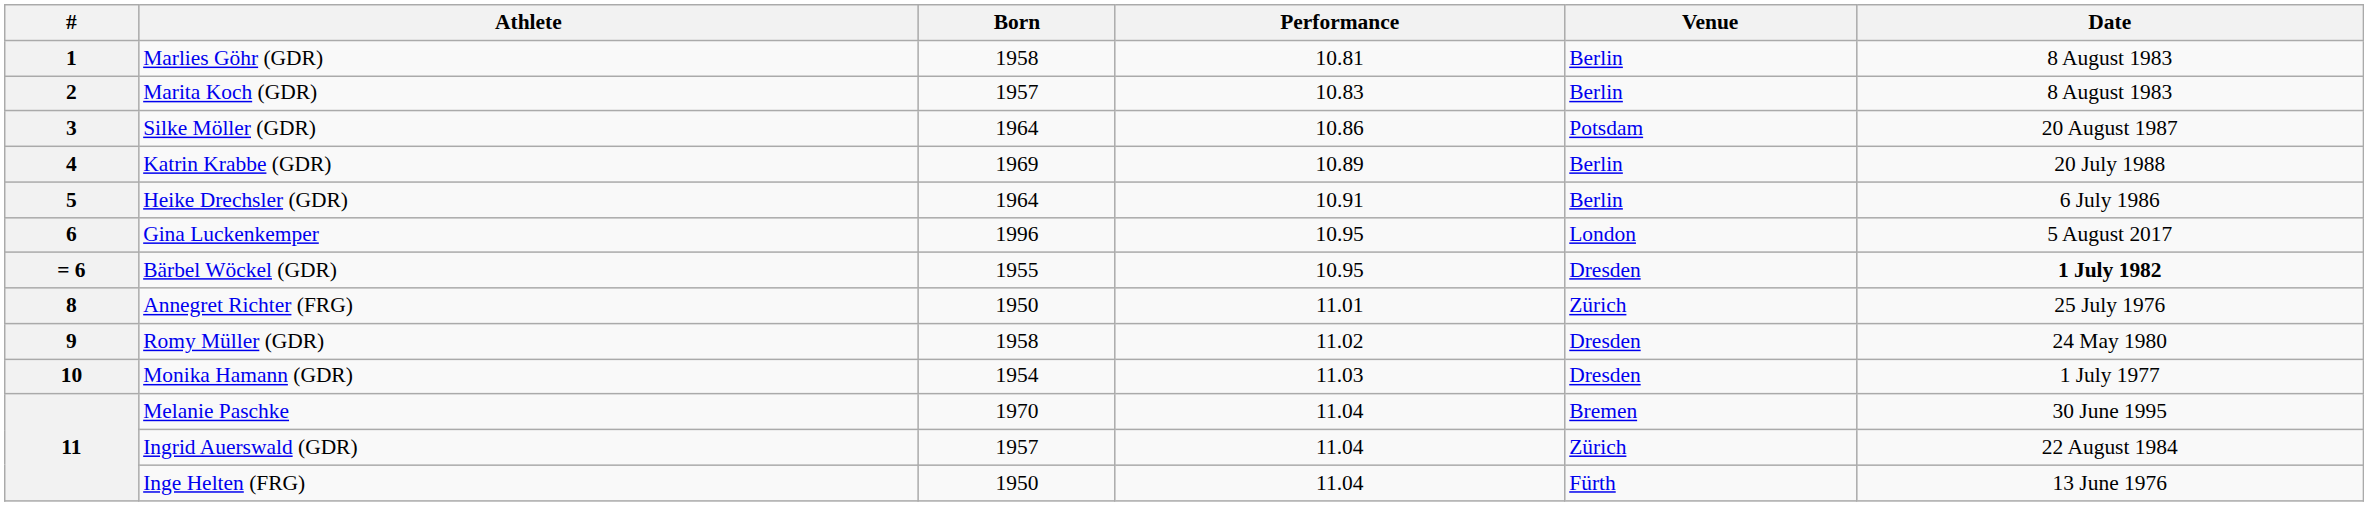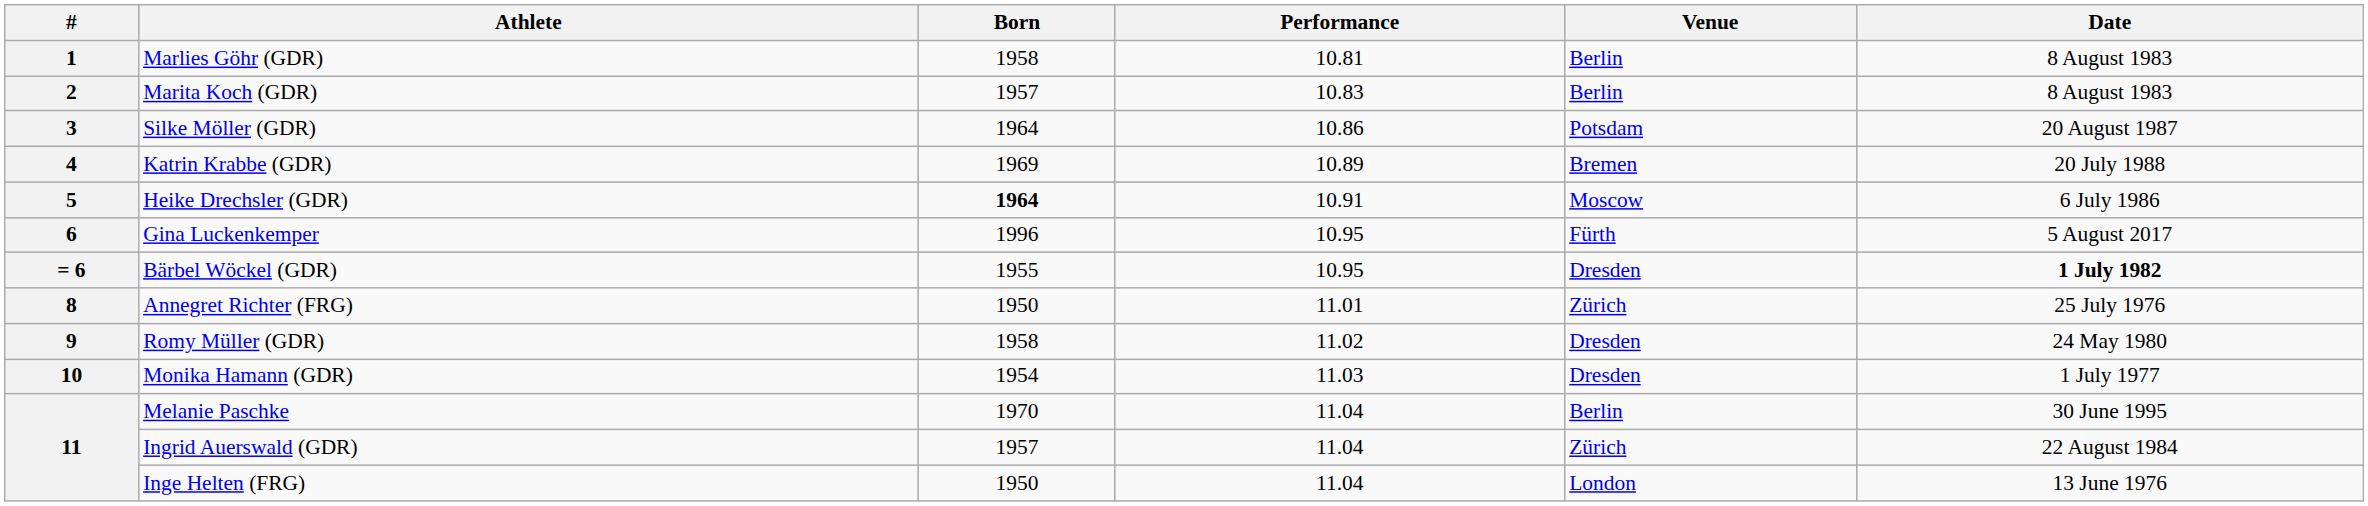(1596, 164) Berlin -> (1603, 164) Bremen
(1017, 199) normal -> (1017, 199) bold
(1596, 199) Berlin -> (1606, 199) Moscow
(1603, 234) London -> (1592, 234) Fürth
(1603, 411) Bremen -> (1596, 411) Berlin
(1592, 482) Fürth -> (1603, 482) London
